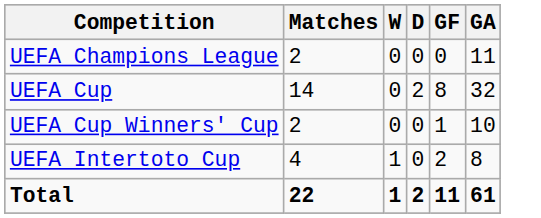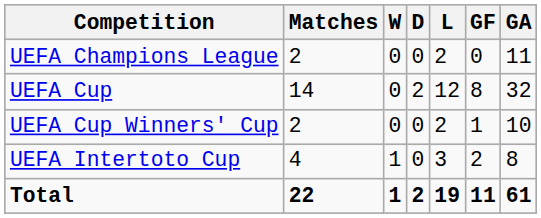+ column: (447, 22)
